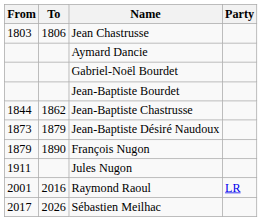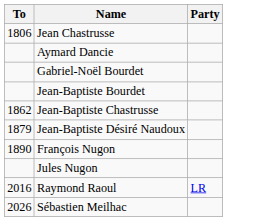- column: (22, 14)
